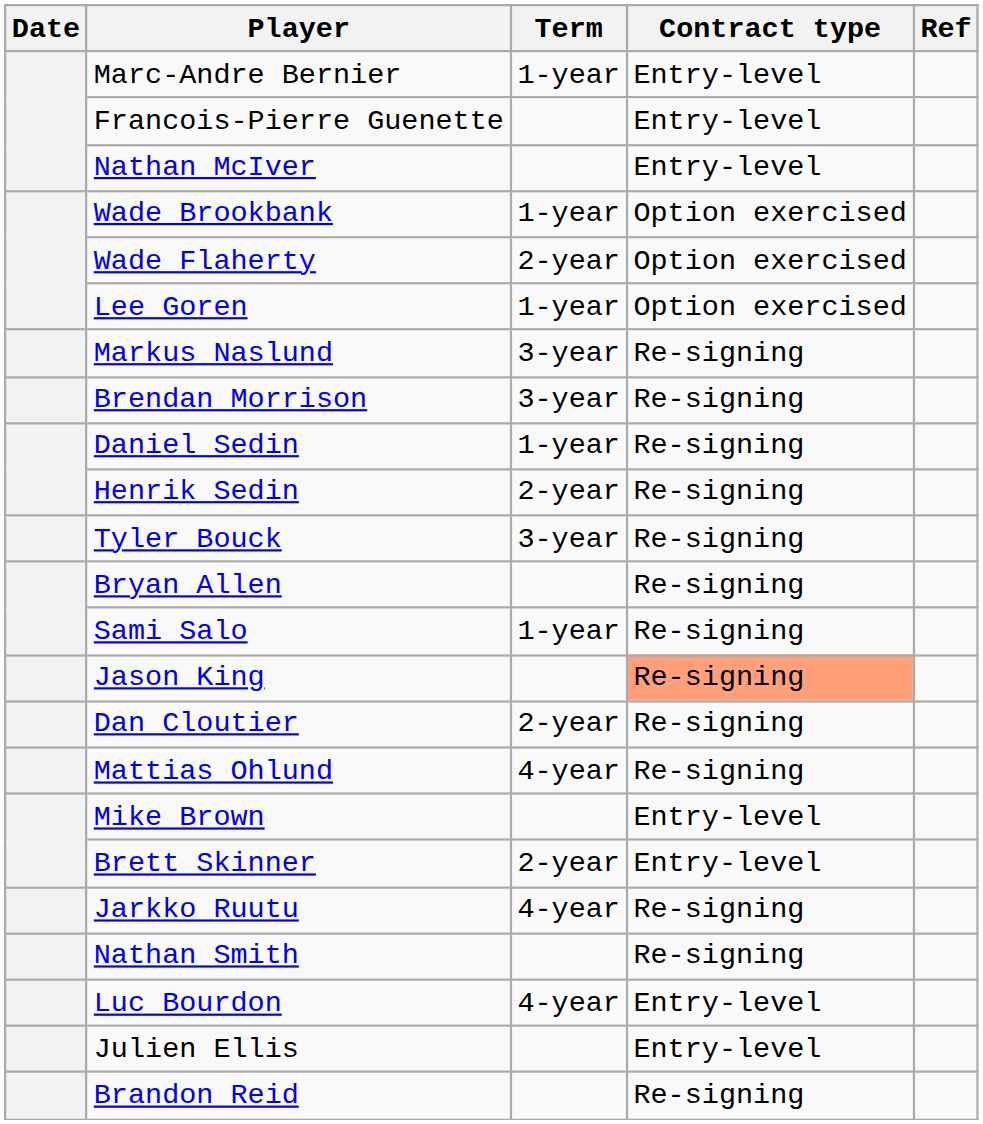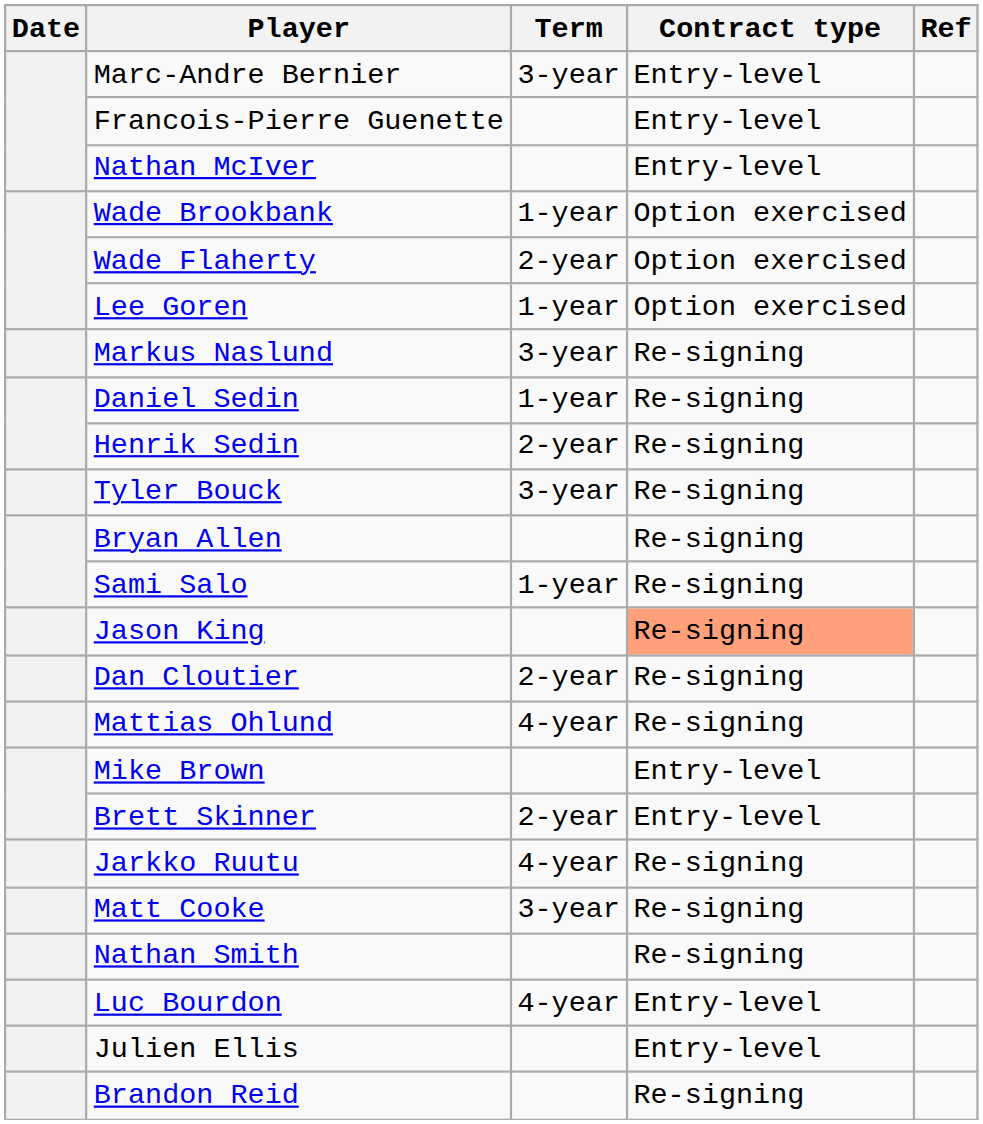(569, 75) 1-year -> (569, 75) 3-year
- row: (230, 400)
+ row: (179, 910)
